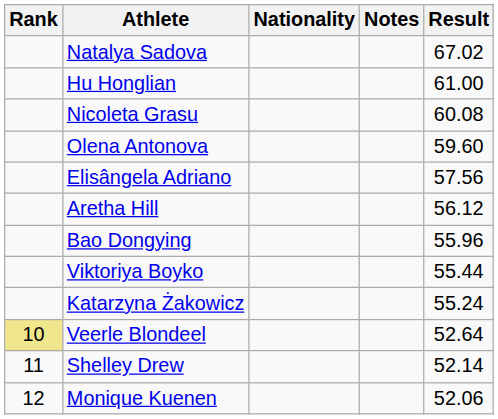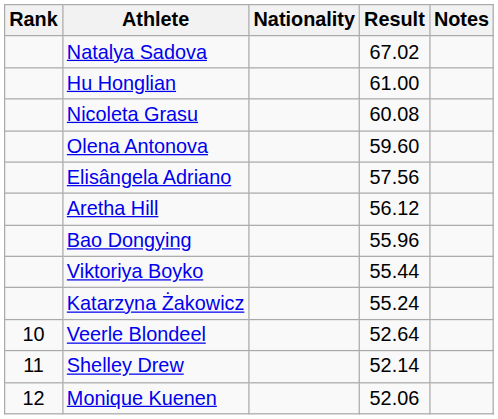columns swapped: (459, 20) <-> (392, 20)
(33, 334) khaki background -> (33, 334) no background
